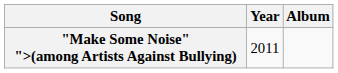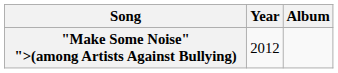(265, 47) 2011 -> (265, 47) 2012
